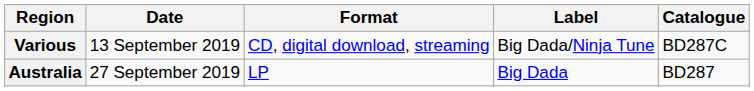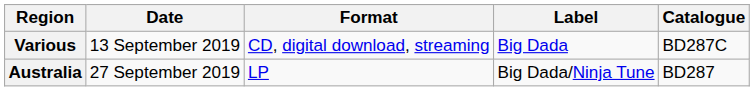(576, 45) Big Dada/Ninja Tune -> (533, 45) Big Dada
(533, 72) Big Dada -> (576, 72) Big Dada/Ninja Tune
